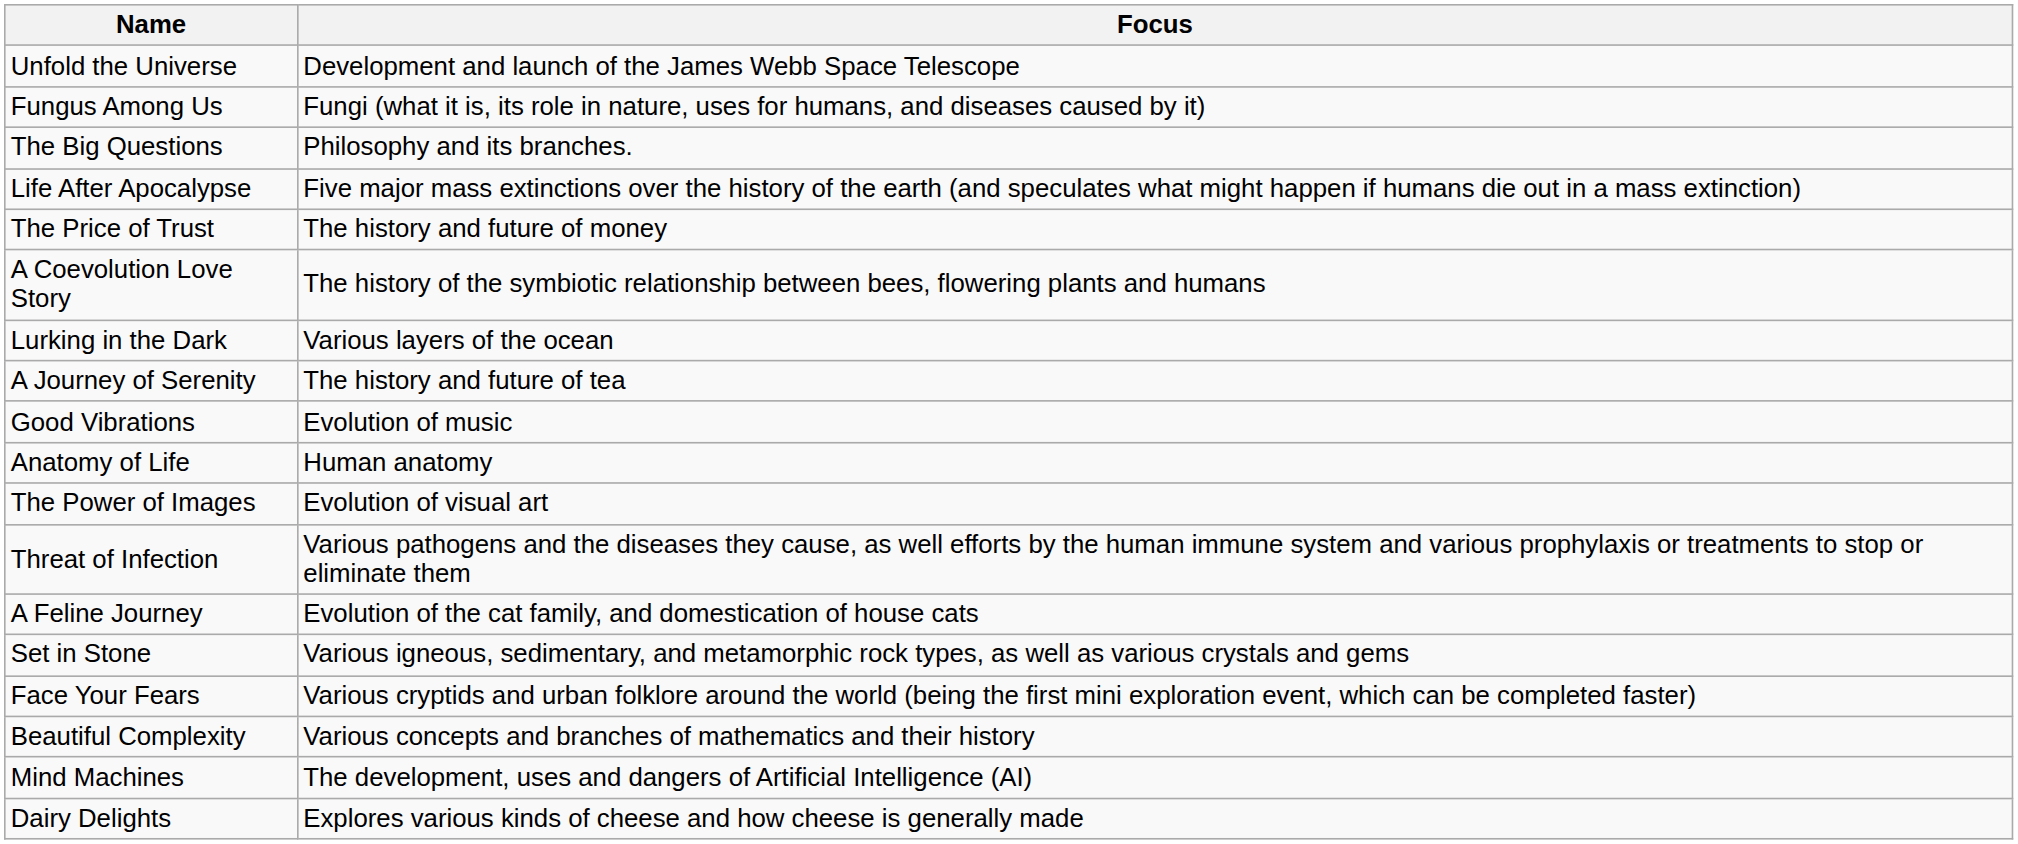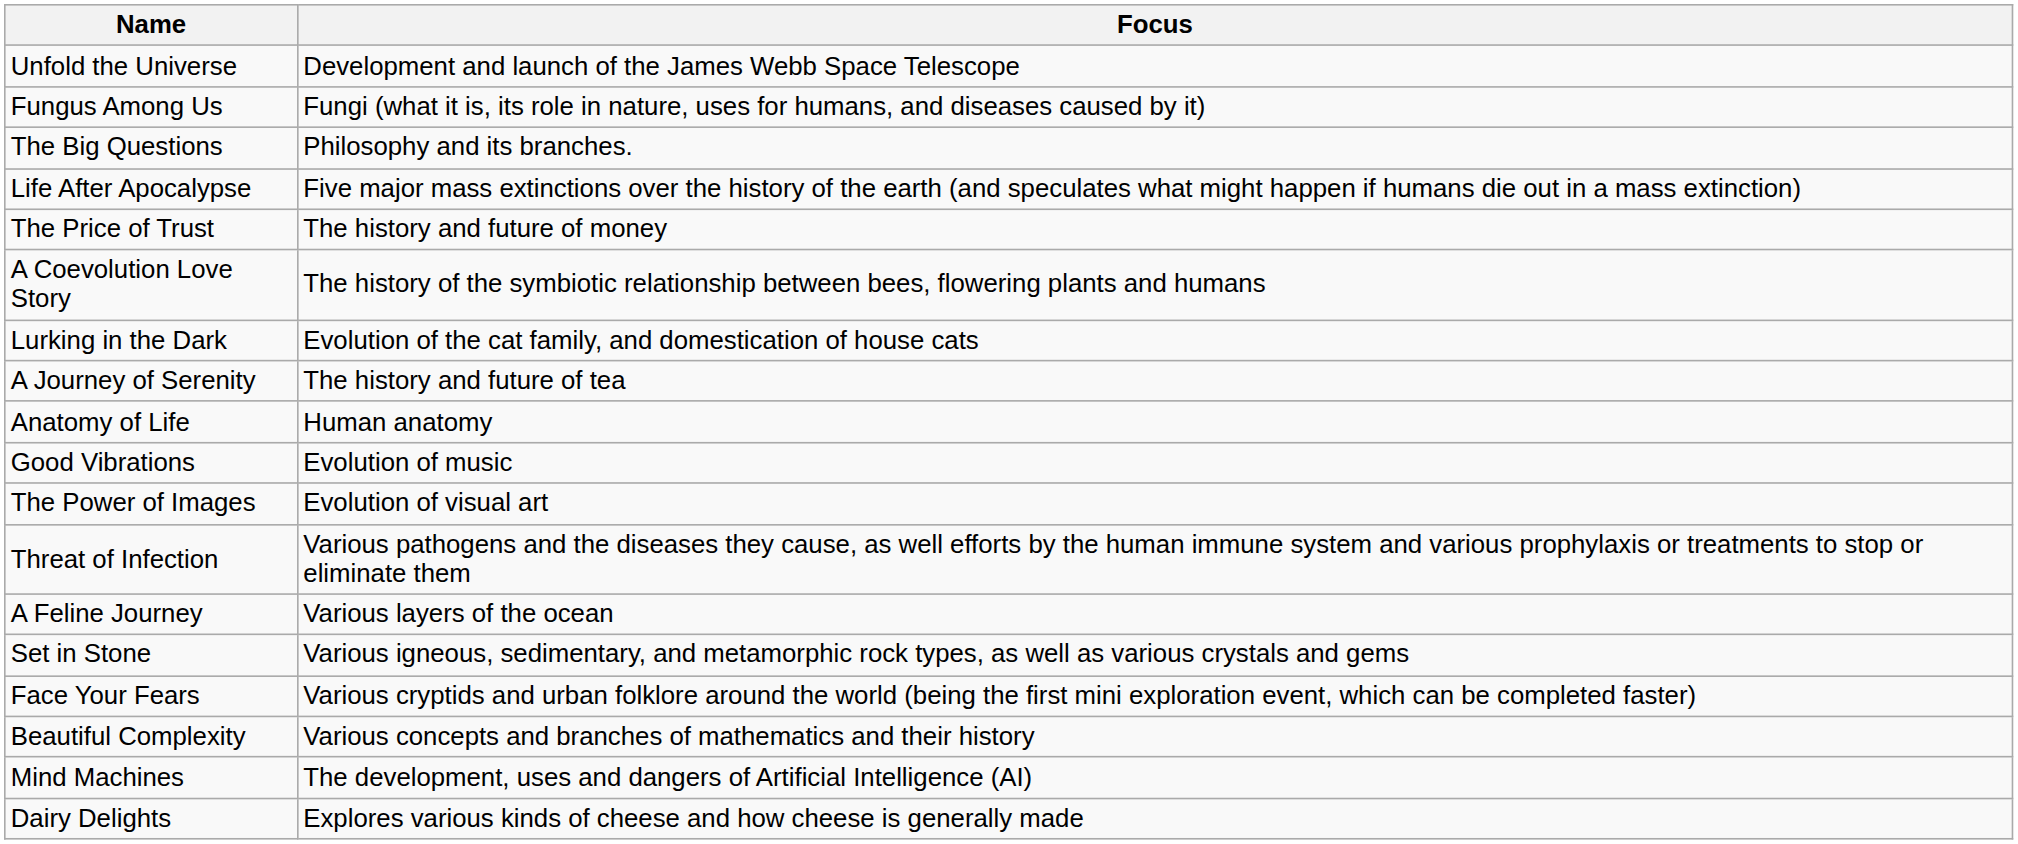(458, 339) Various layers of the ocean -> (641, 339) Evolution of the cat family, and domestication of house cats
rows swapped: (103, 421) <-> (100, 462)
(641, 613) Evolution of the cat family, and domestication of house cats -> (458, 613) Various layers of the ocean
